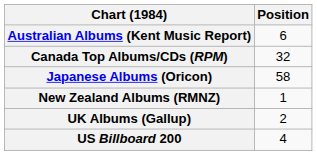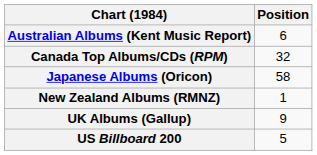(283, 118) 2 -> (283, 118) 9
(283, 139) 4 -> (283, 139) 5
